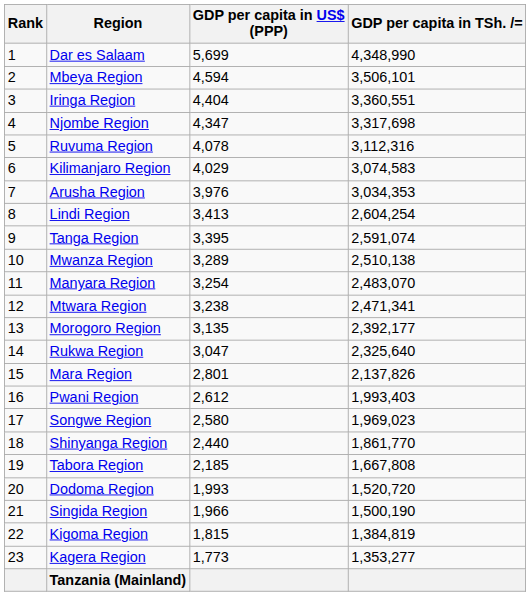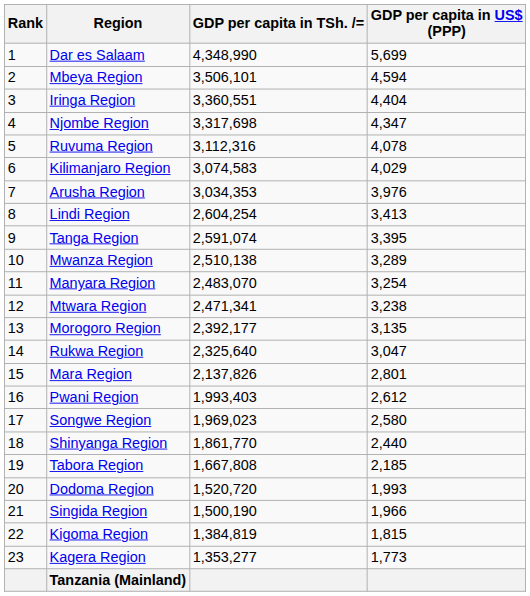columns swapped: (437, 24) <-> (269, 24)
